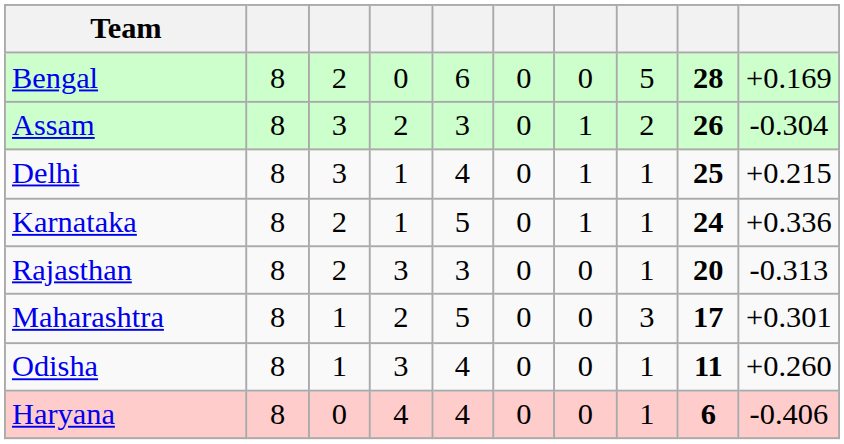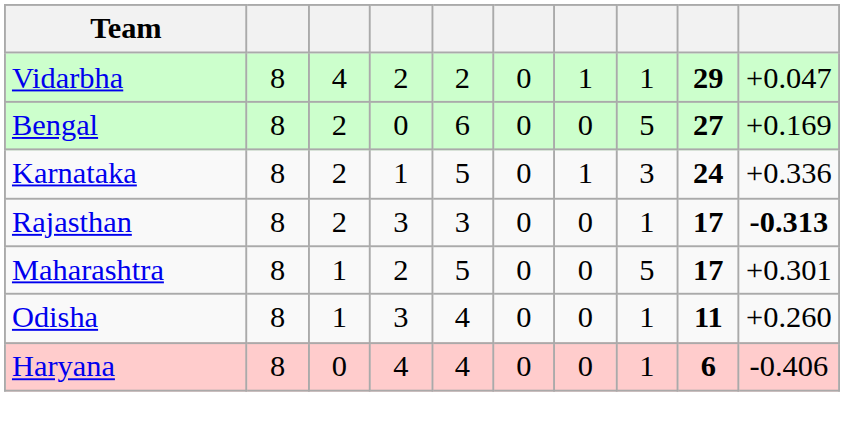+ row: (68, 76)
(708, 76) 28 -> (708, 125) 27
- row: (53, 125)
- row: (46, 173)
(647, 221) 1 -> (647, 173) 3
(708, 269) 20 -> (708, 221) 17
(789, 269) normal -> (789, 221) bold
(647, 317) 3 -> (647, 269) 5
